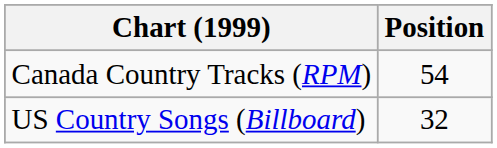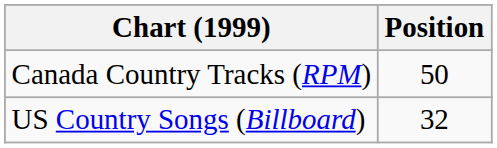(434, 73) 54 -> (434, 73) 50
